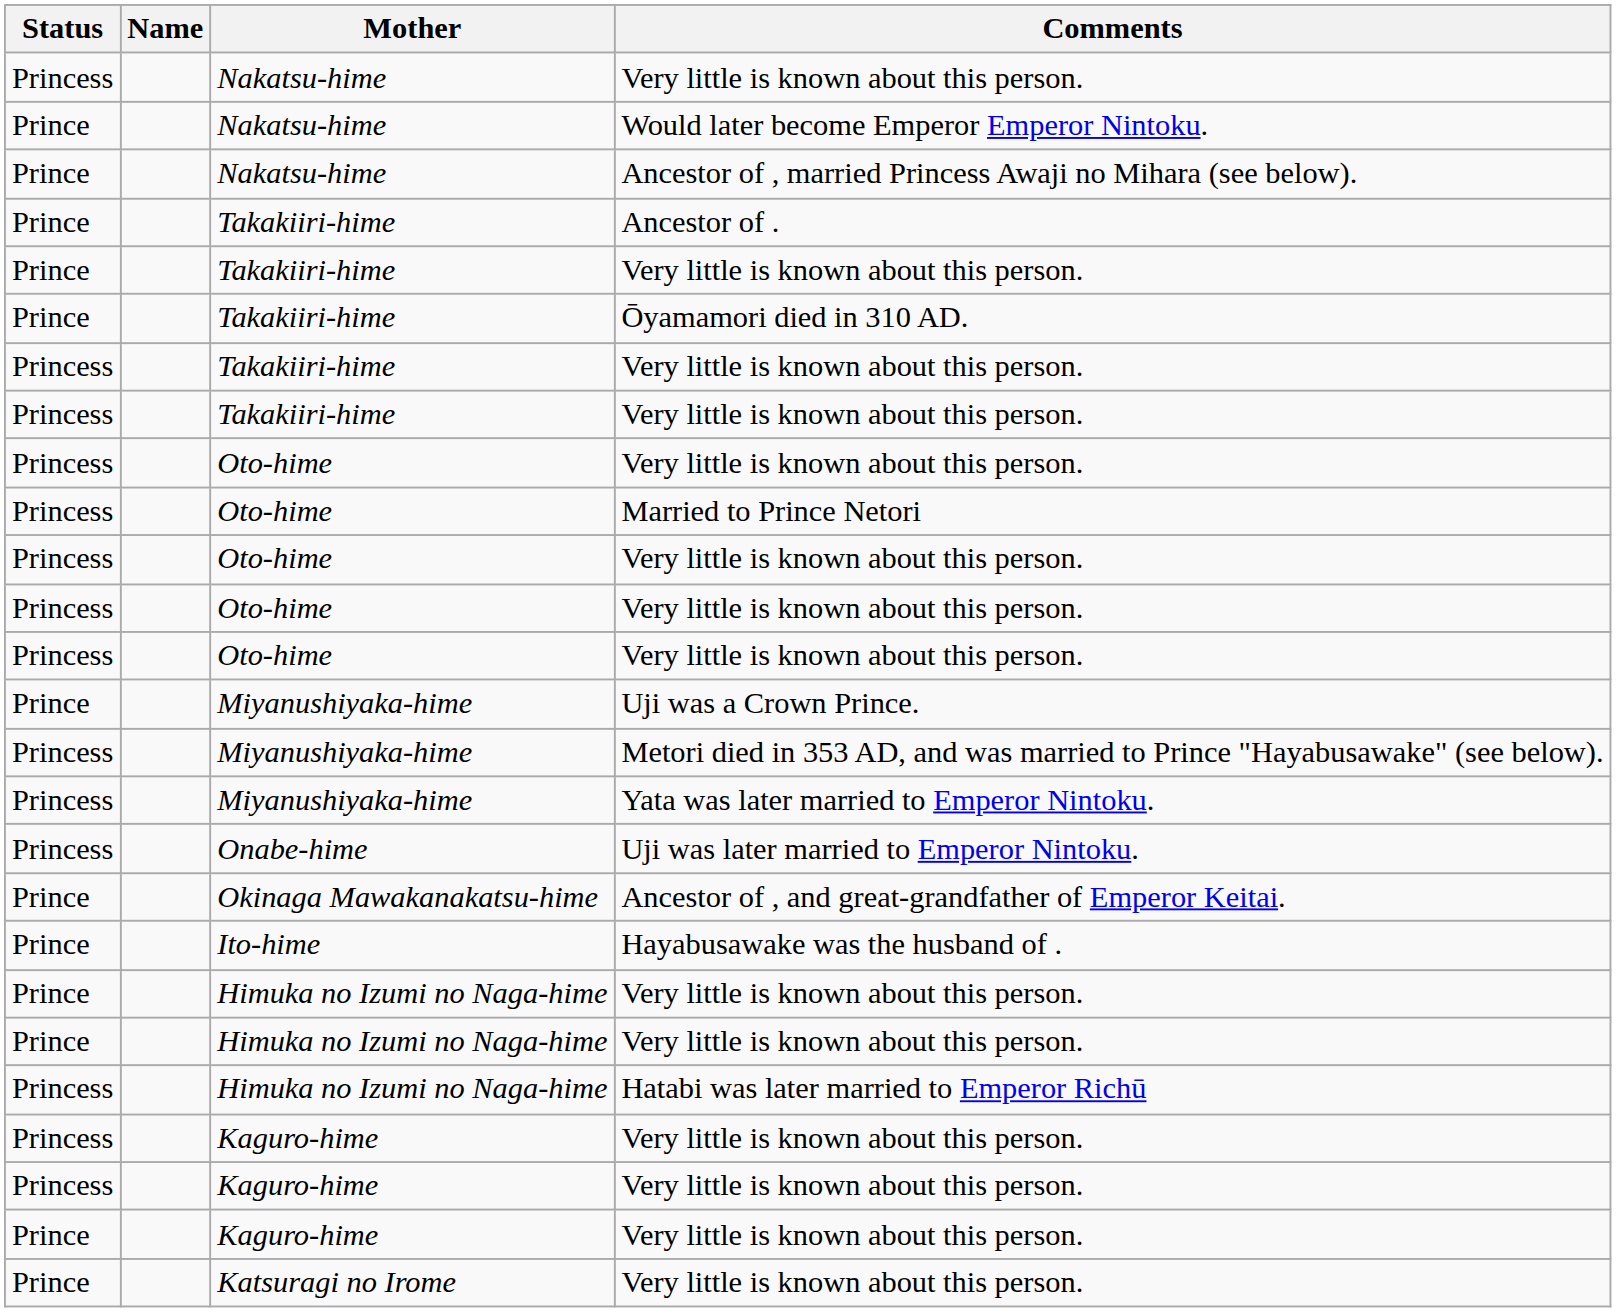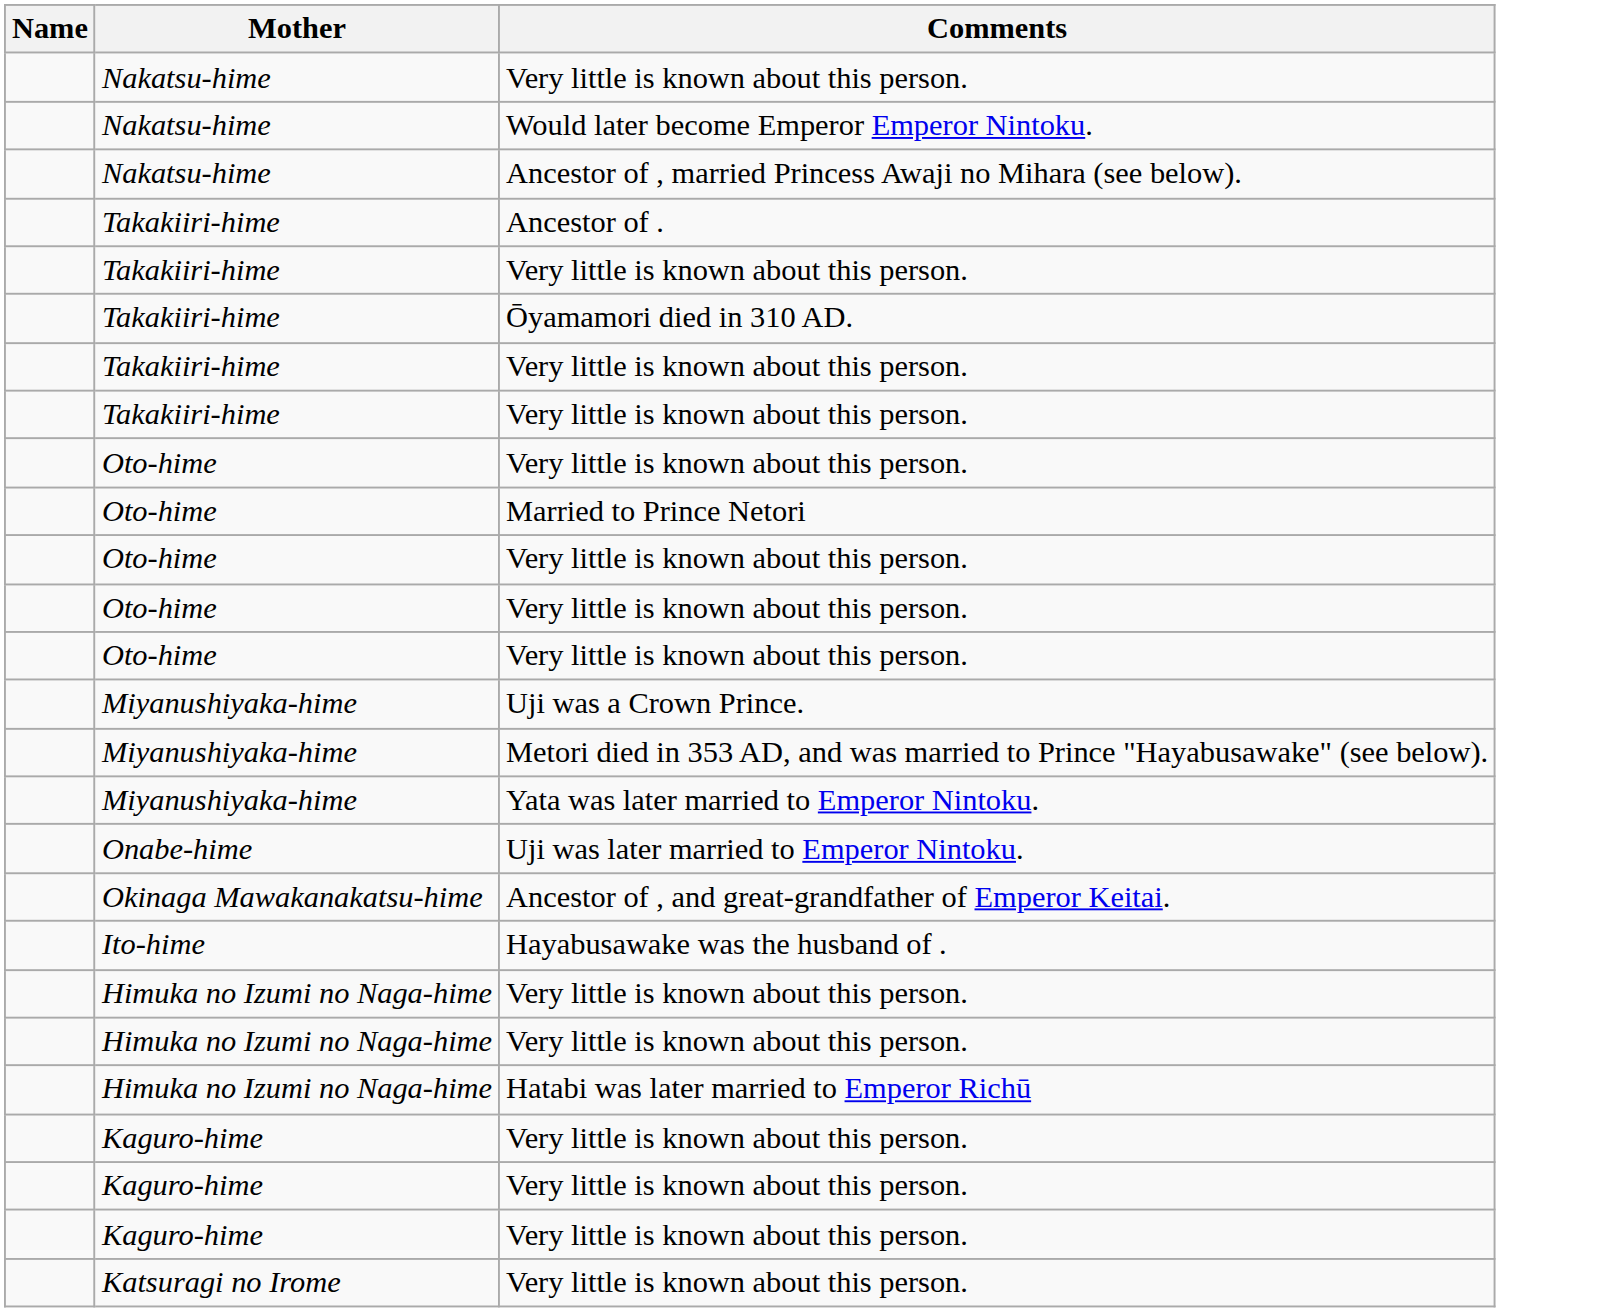- column: (63, 28)
